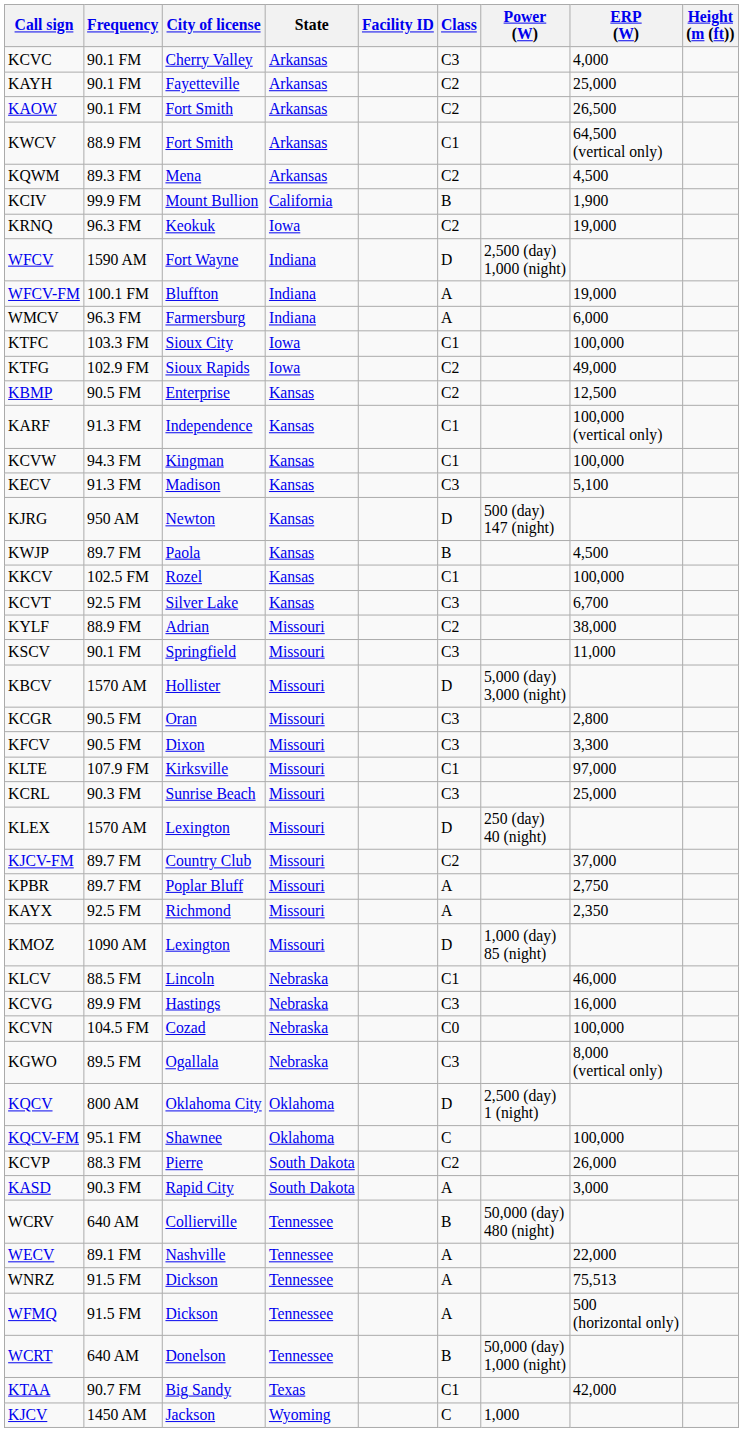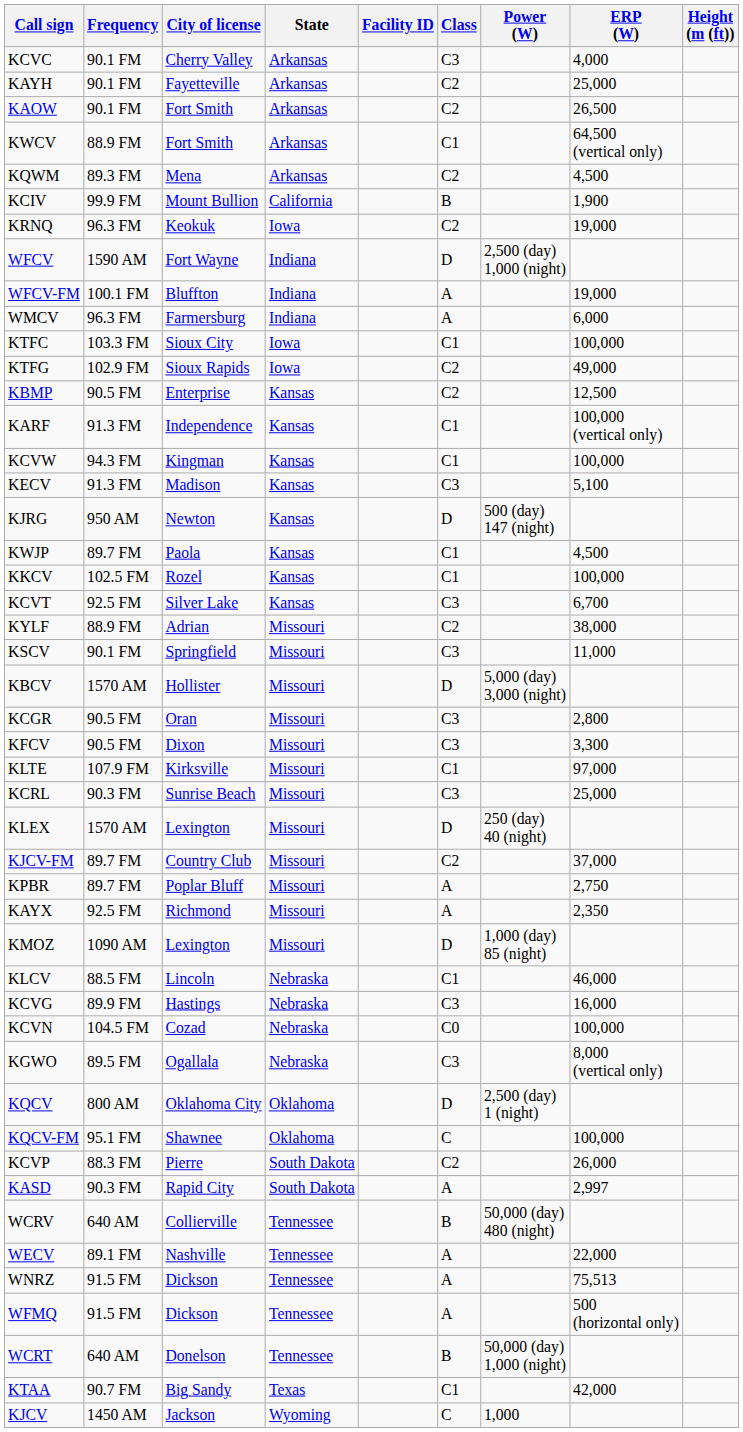(446, 552) B -> (450, 552) C1
(591, 1188) 3,000 -> (591, 1188) 2,997
